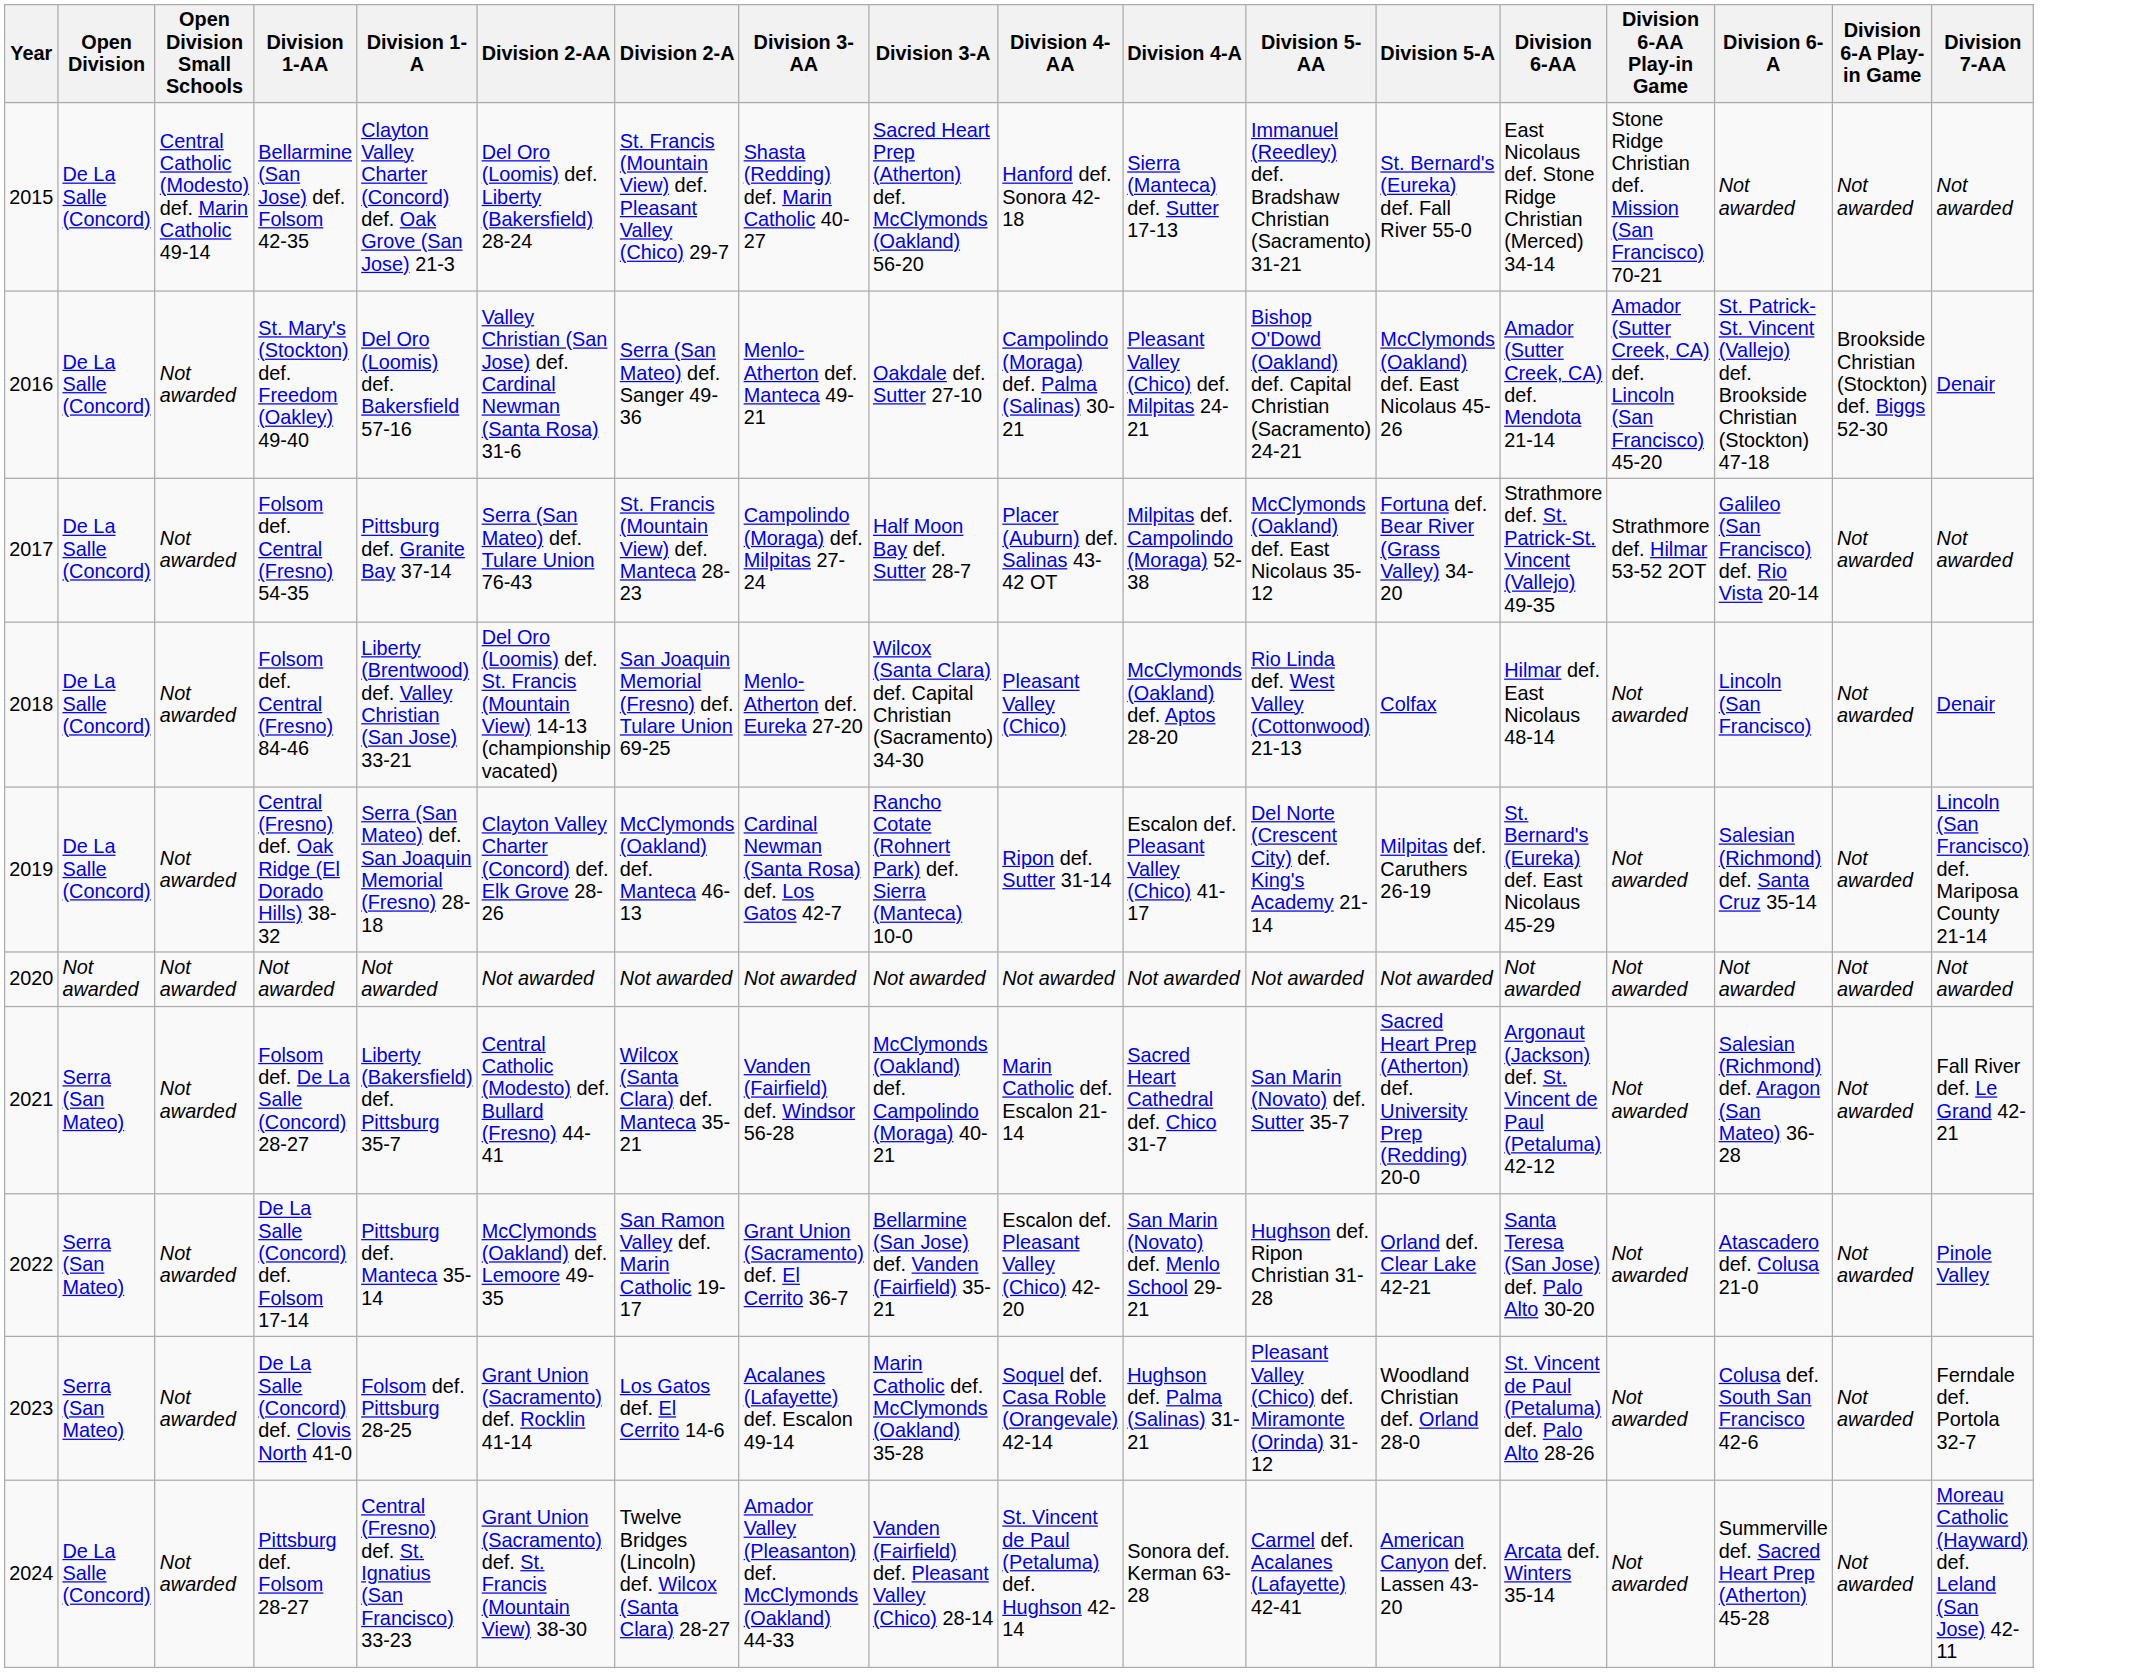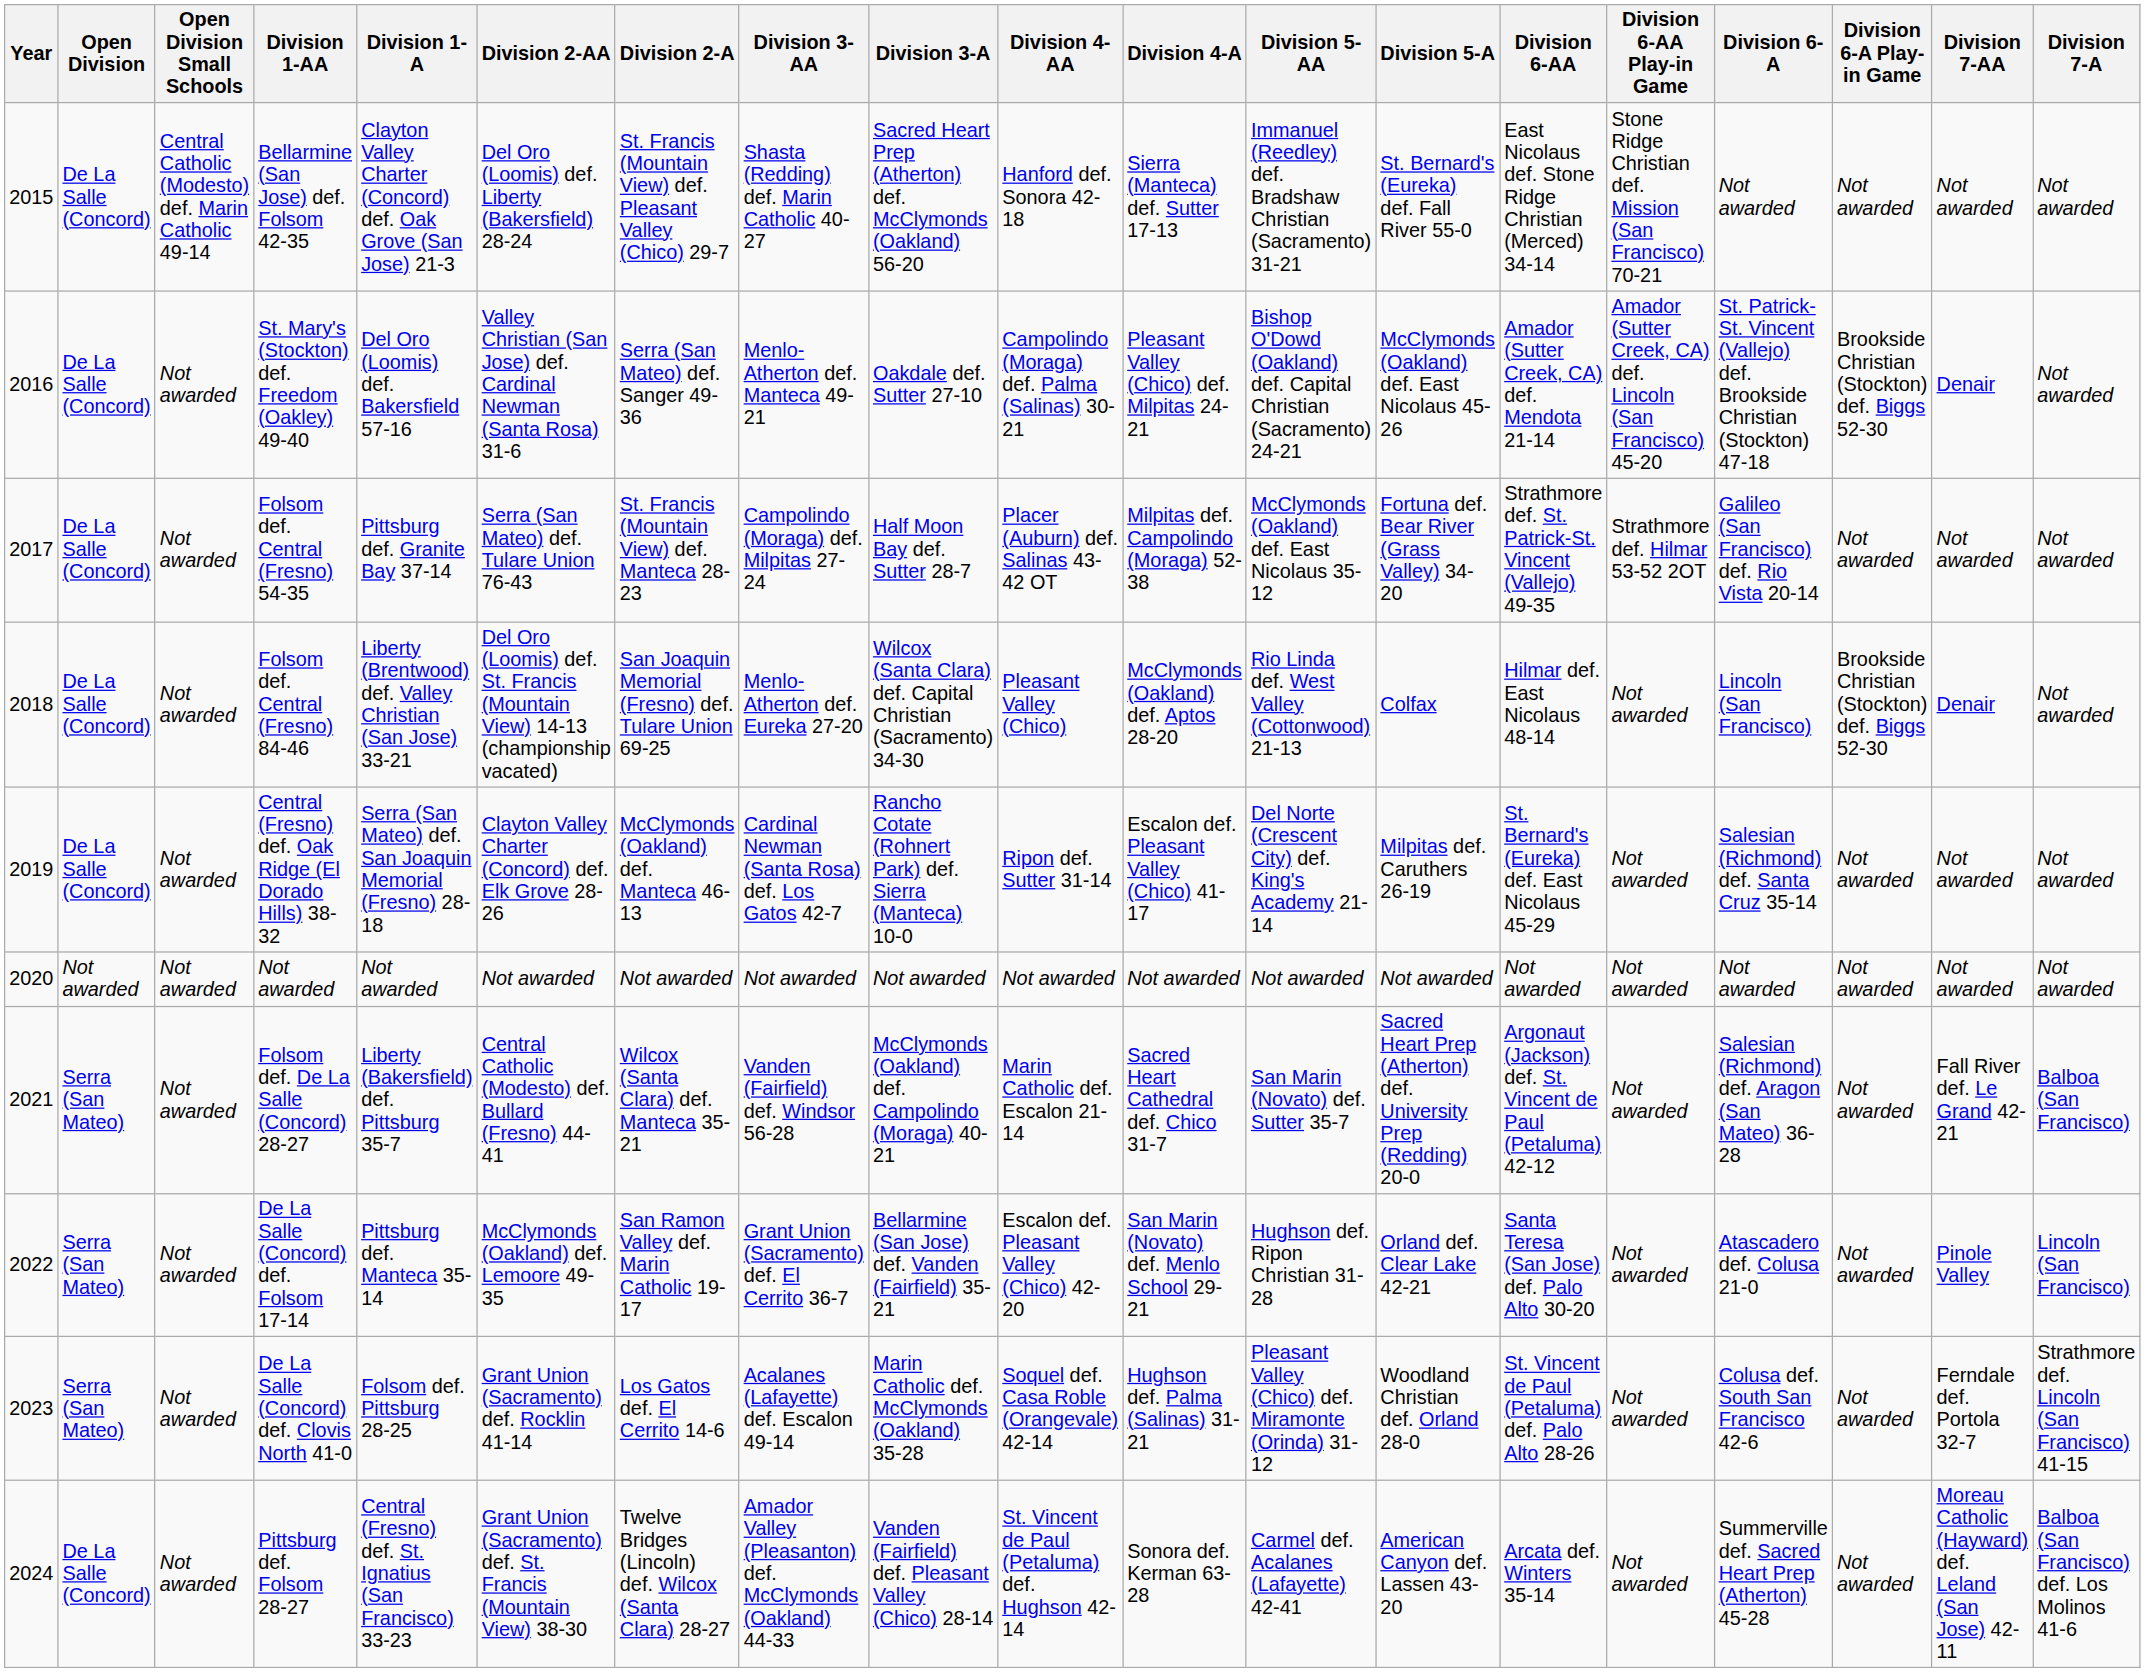+ column: (2086, 53)
(1875, 704) Not awarded -> (1882, 704) Brookside Christian (Stockton) def. Biggs 52-30
(1983, 869) Lincoln (San Francisco) def. Mariposa County 21-14 -> (1975, 869) Not awarded
